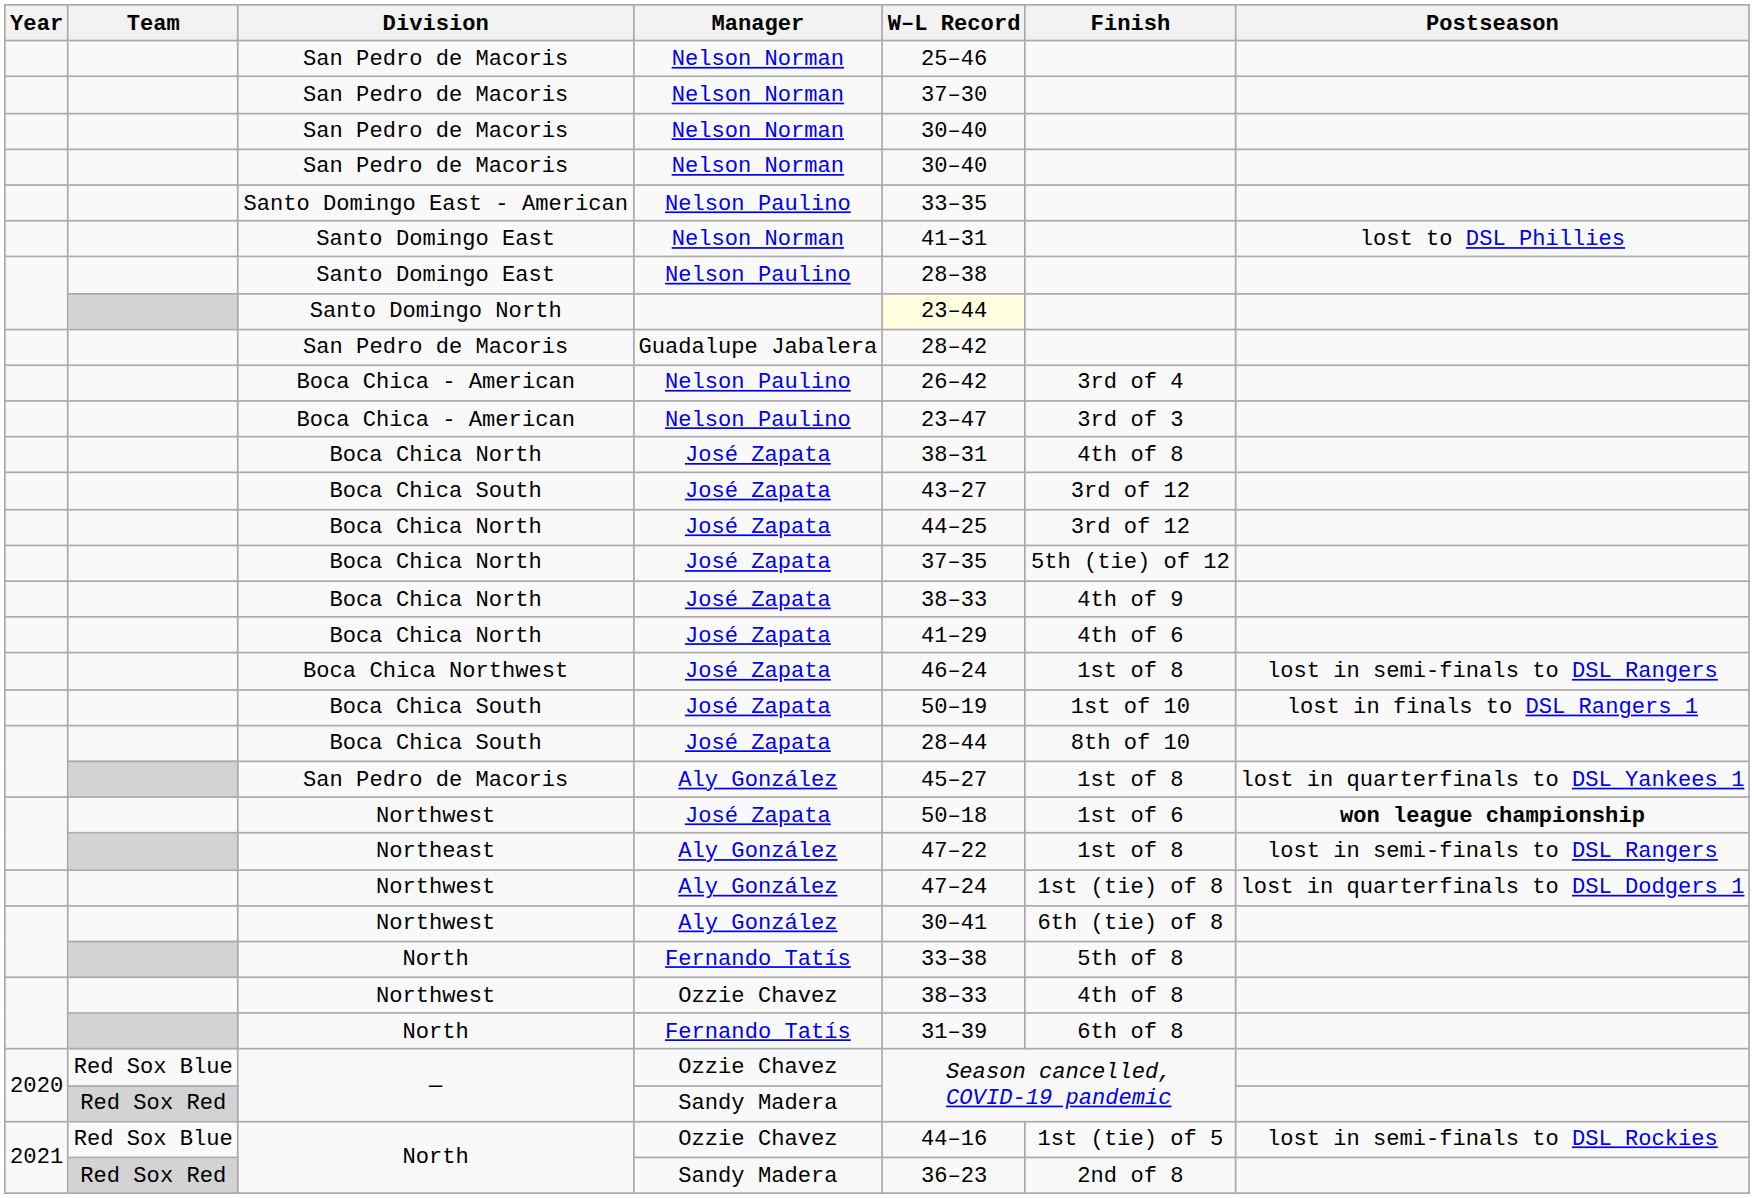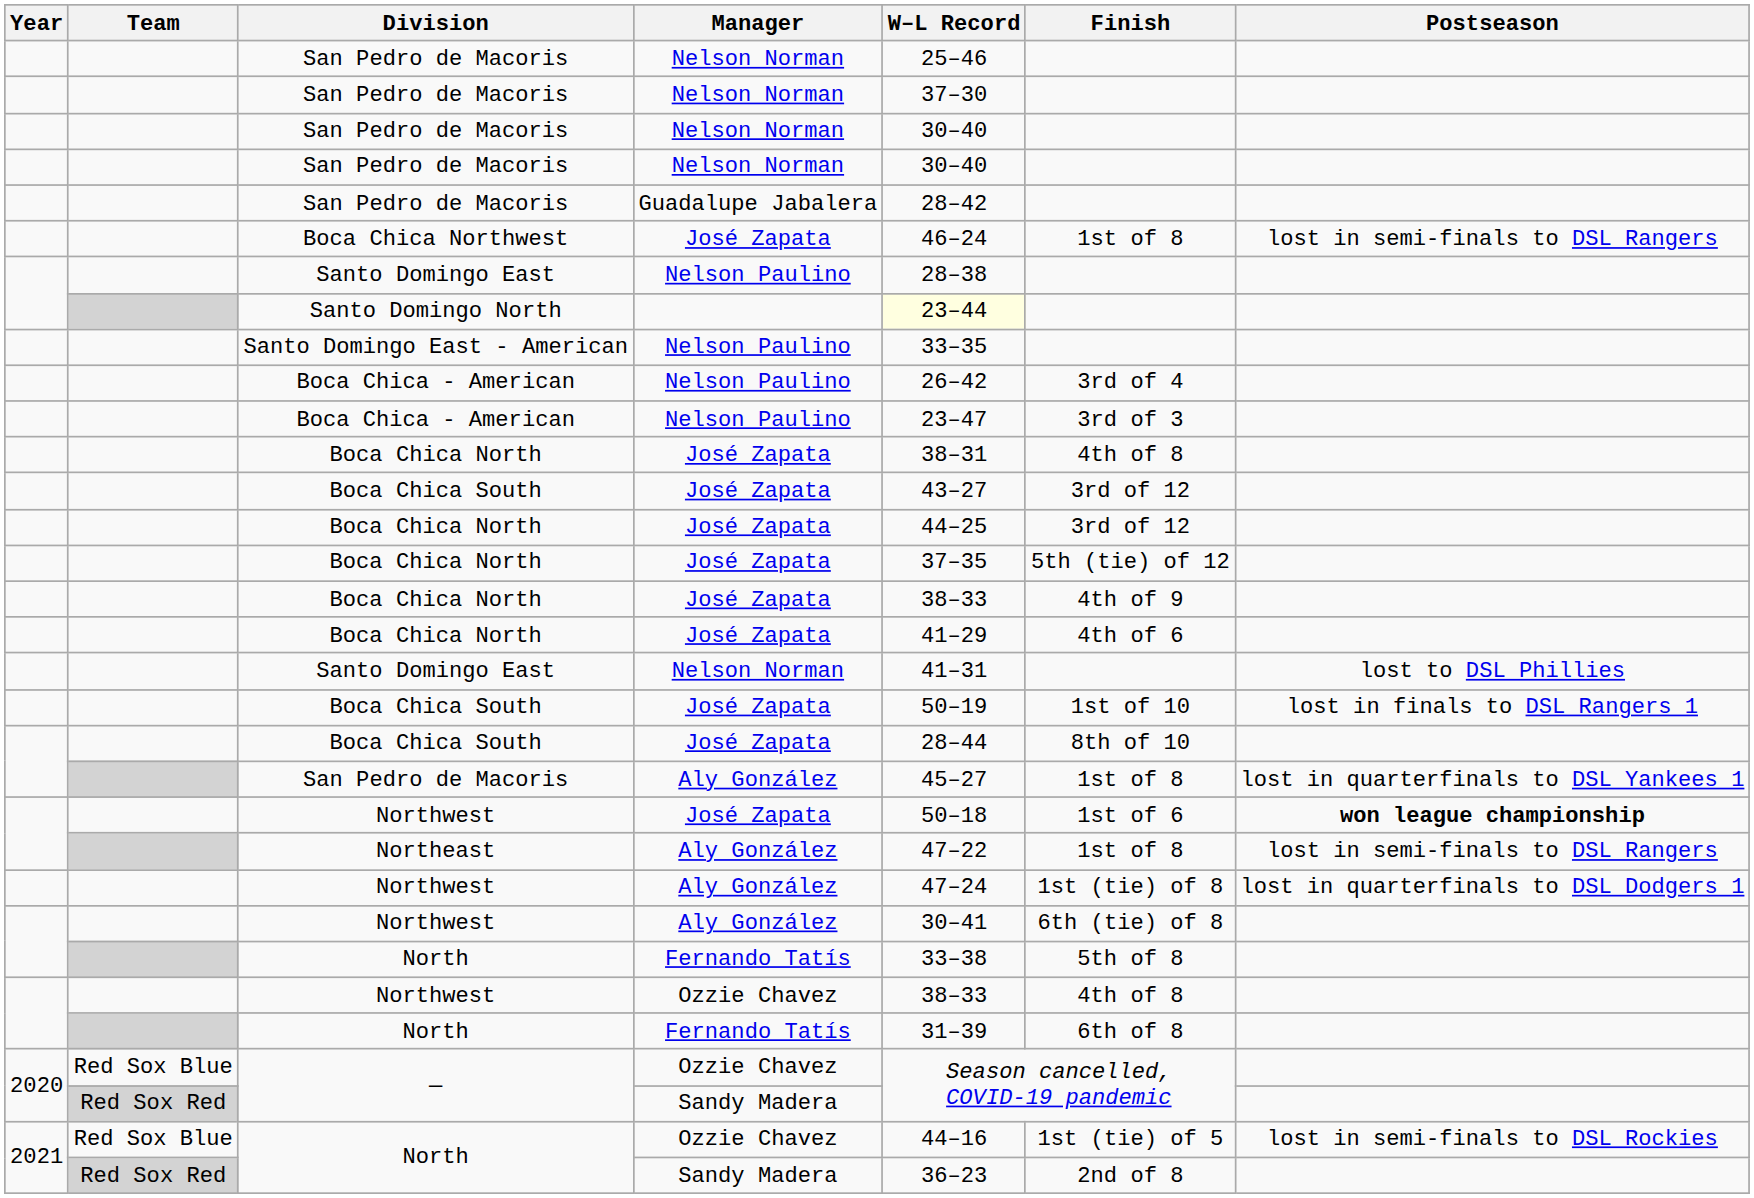rows swapped: (436, 347) <-> (436, 203)
rows swapped: (436, 239) <-> (436, 671)
